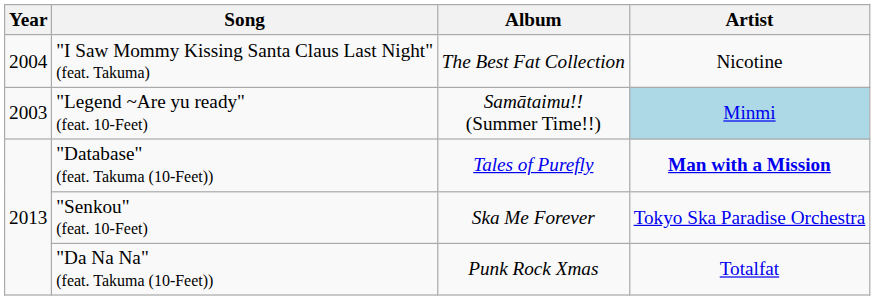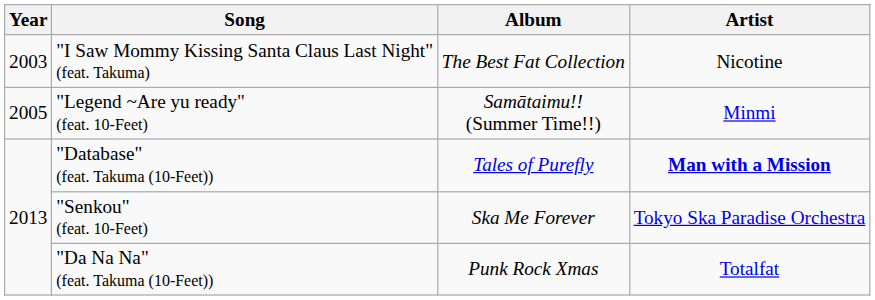(28, 60) 2004 -> (28, 60) 2003
(28, 113) 2003 -> (28, 113) 2005
(749, 113) lightblue background -> (749, 113) no background
